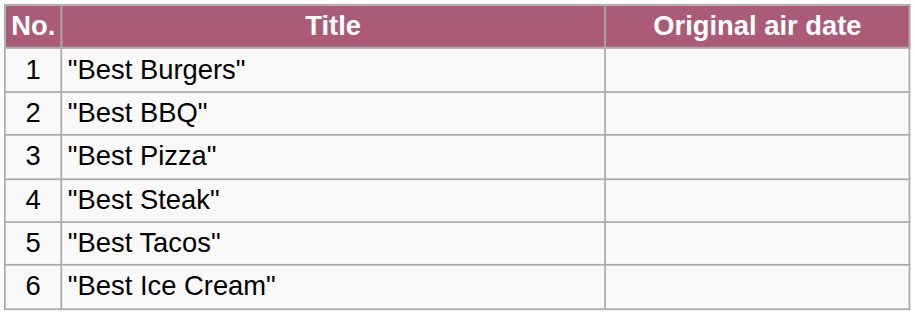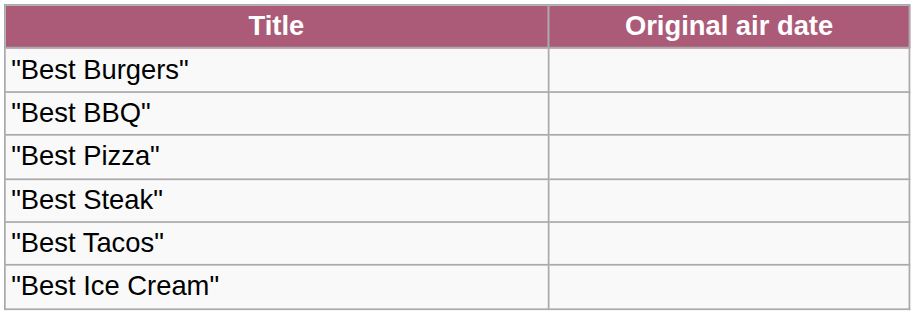- column: (33, 26)
